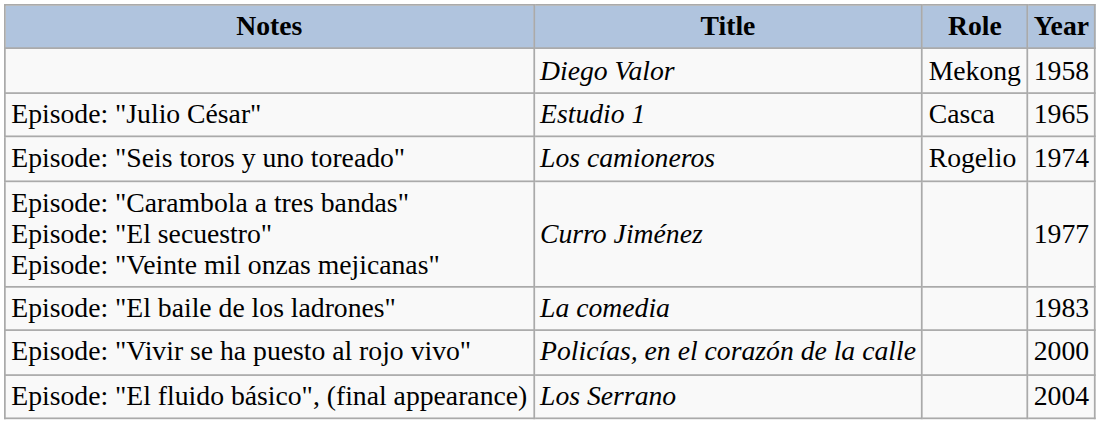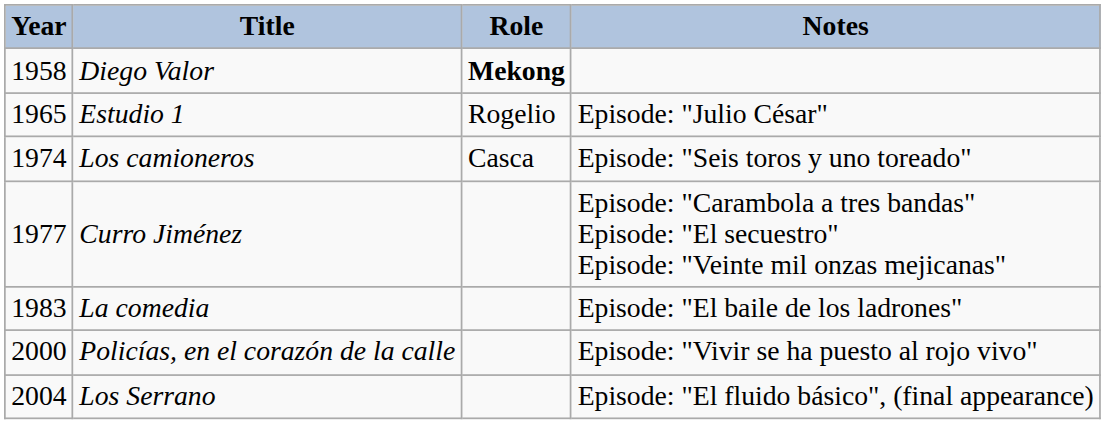columns swapped: (1061, 26) <-> (269, 26)
(975, 70) normal -> (516, 70) bold
(962, 114) Casca -> (512, 114) Rogelio
(973, 158) Rogelio -> (501, 158) Casca
